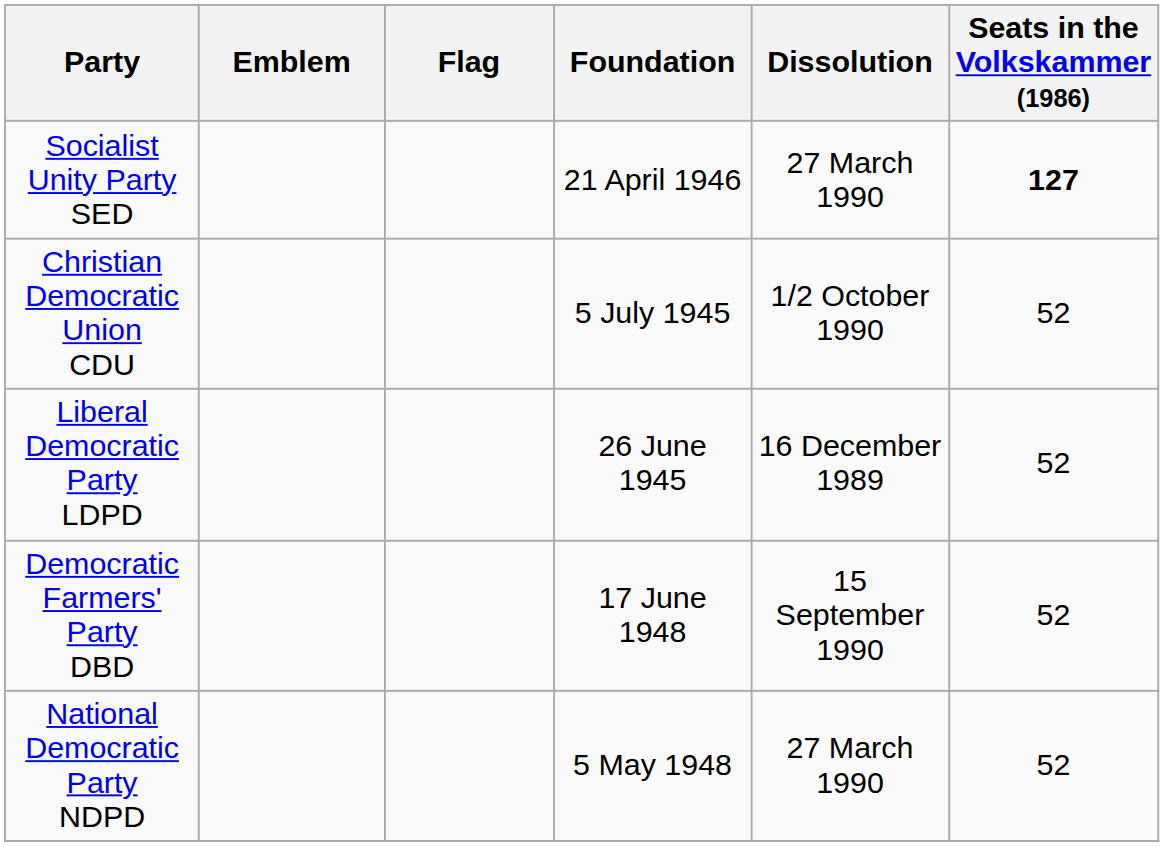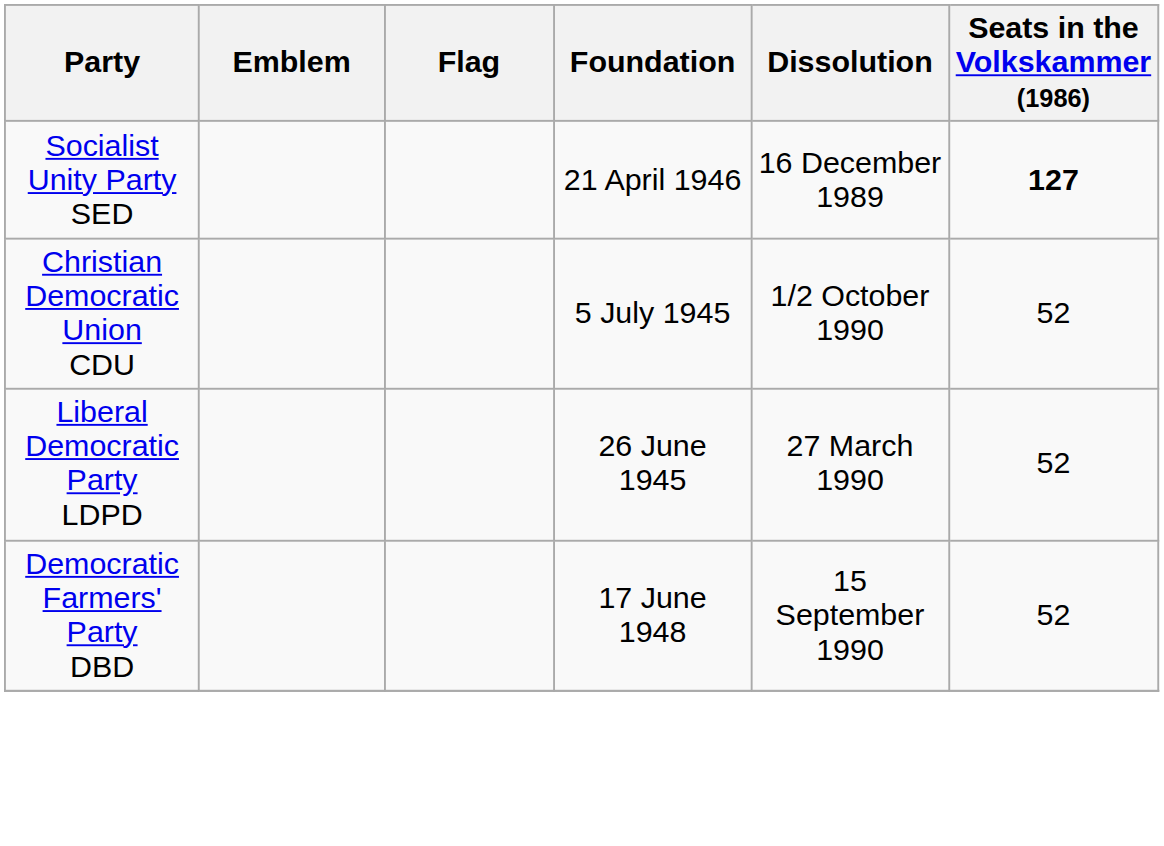(850, 179) 27 March 1990 -> (850, 179) 16 December 1989
(850, 463) 16 December 1989 -> (850, 463) 27 March 1990
- row: (102, 765)
